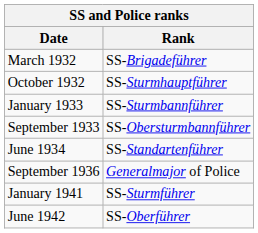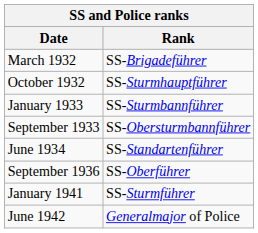(173, 171) Generalmajor of Police -> (148, 171) SS-Oberführer
(148, 216) SS-Oberführer -> (173, 216) Generalmajor of Police
